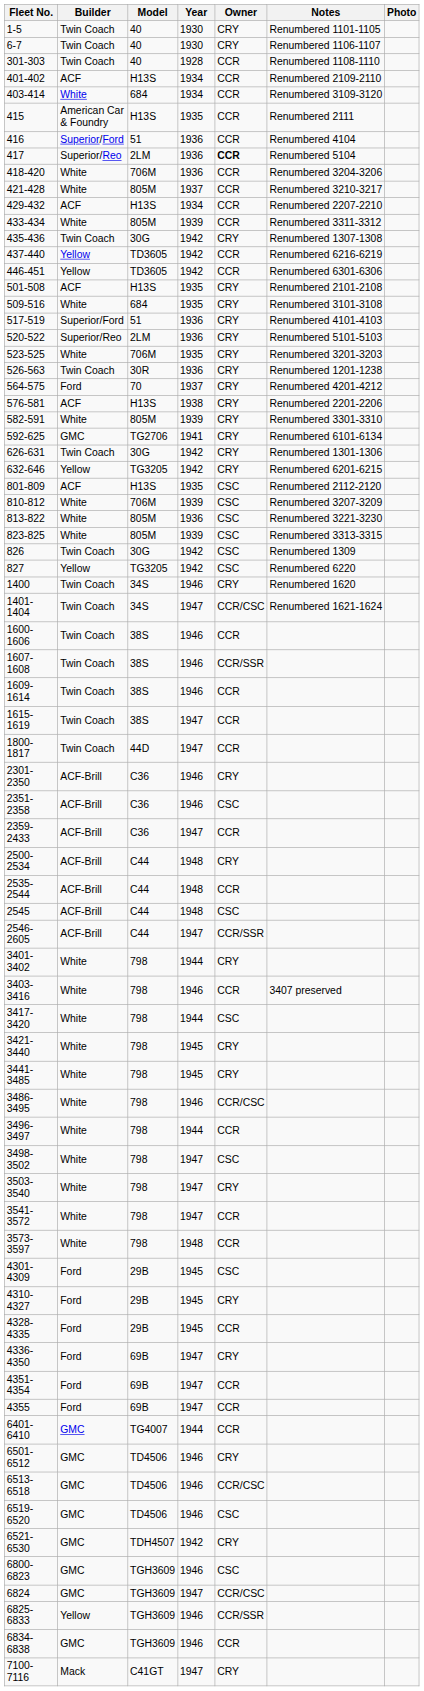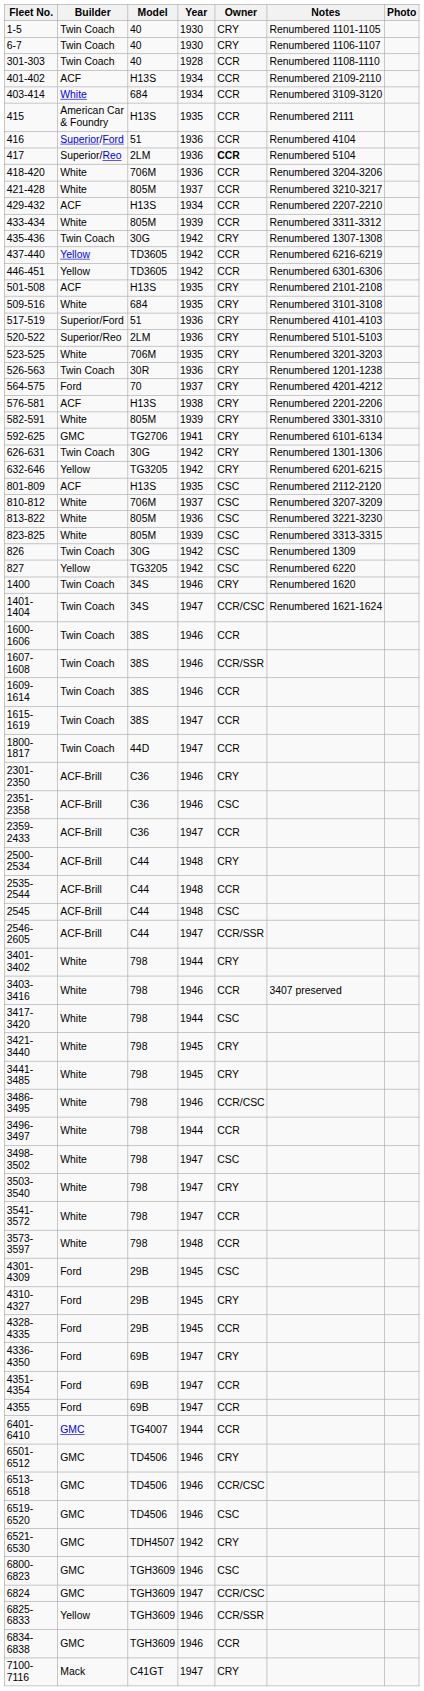(192, 502) 1939 -> (192, 502) 1937
